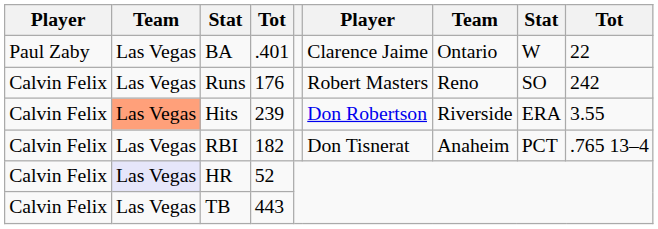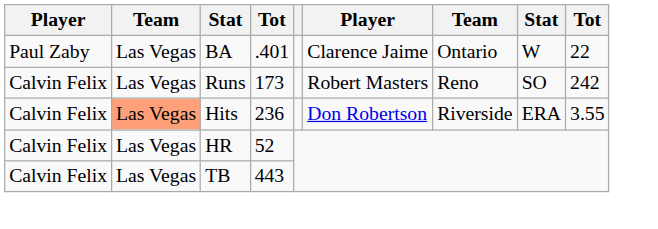(269, 82) 176 -> (269, 82) 173
(269, 113) 239 -> (269, 113) 236
- row: (222, 144)
(156, 176) lavender background -> (156, 144) no background
